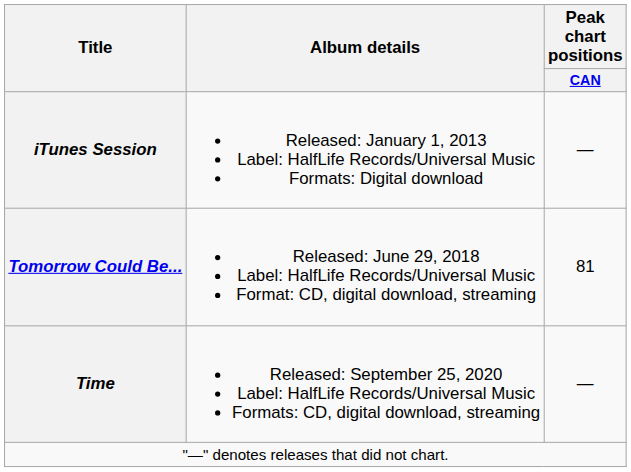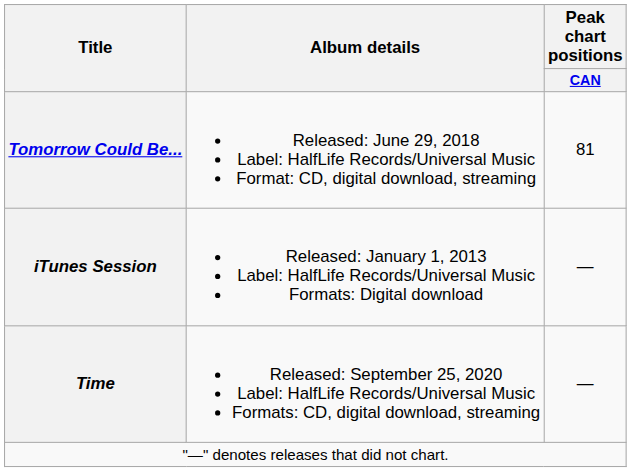rows swapped: (95, 149) <-> (95, 266)
